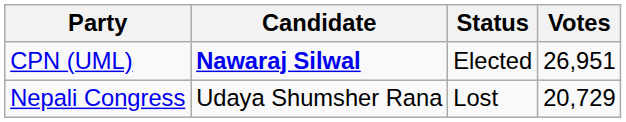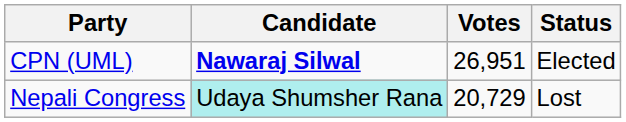columns swapped: (579, 23) <-> (493, 23)
(319, 98) no background -> (319, 98) paleturquoise background
